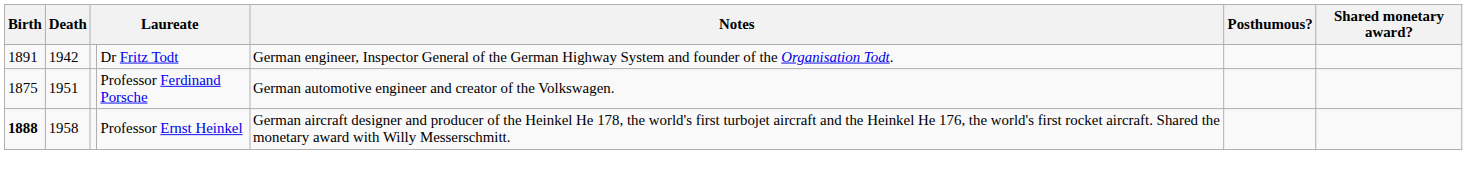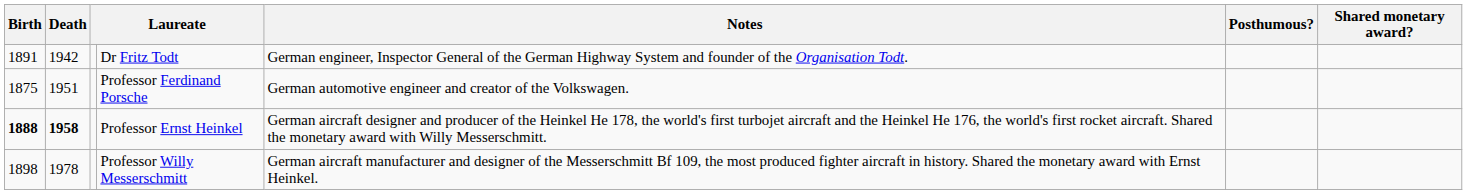(64, 128) normal -> (64, 128) bold
+ row: (147, 169)
